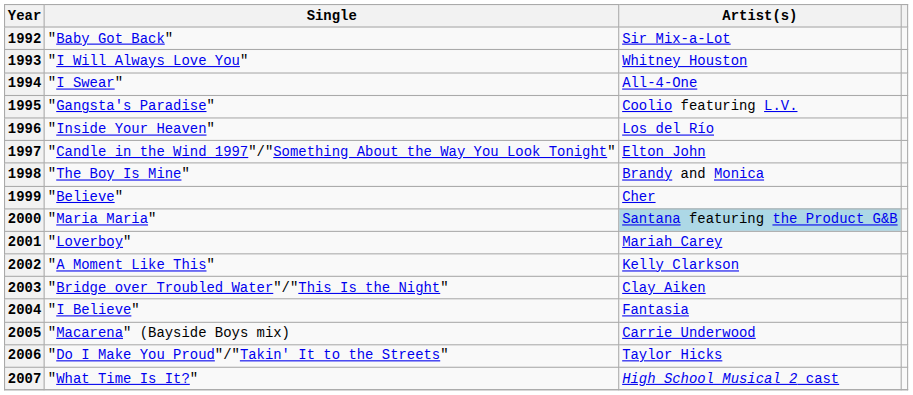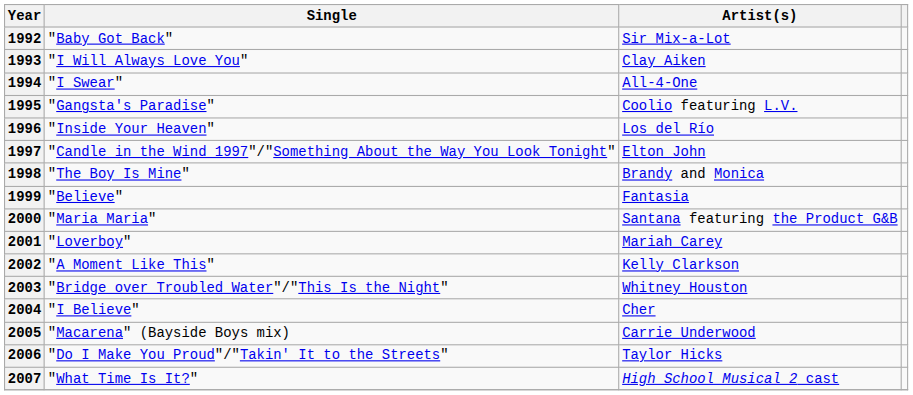(685, 61) Whitney Houston -> (664, 61) Clay Aiken
(639, 197) Cher -> (656, 197) Fantasia
(760, 220) lightblue background -> (760, 220) no background
(664, 288) Clay Aiken -> (685, 288) Whitney Houston
(656, 311) Fantasia -> (639, 311) Cher
